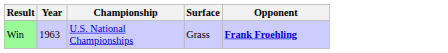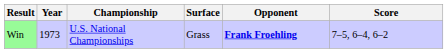+ column: (386, 12)
(50, 34) 1963 -> (50, 34) 1973
